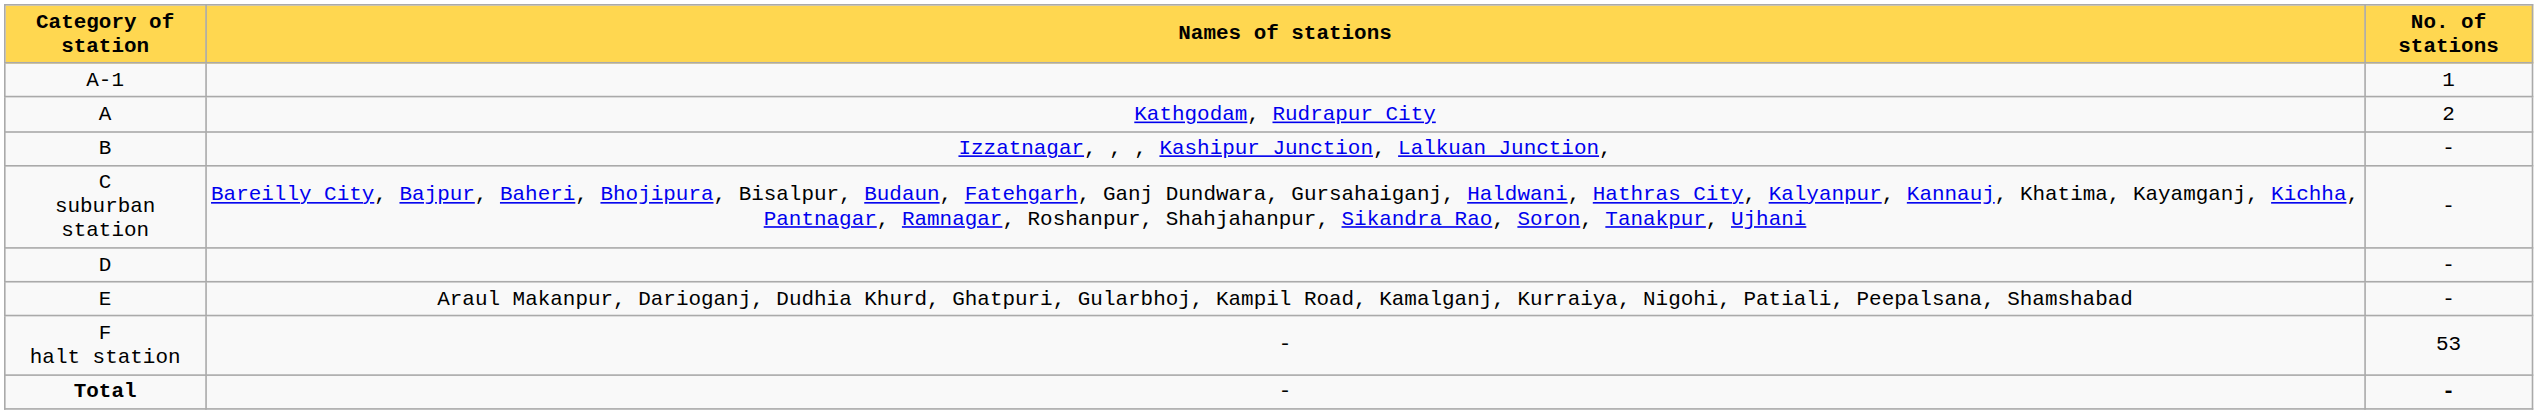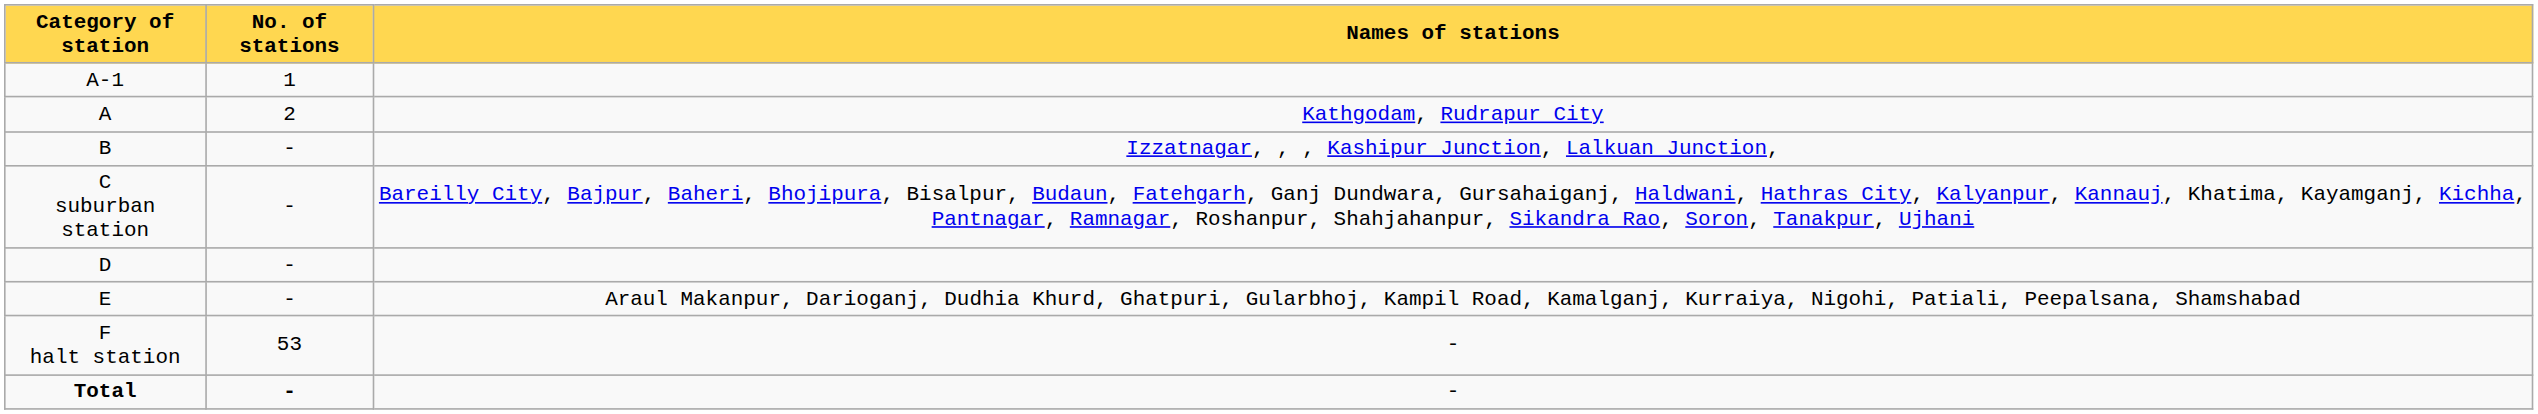columns swapped: (2449, 34) <-> (1285, 34)
